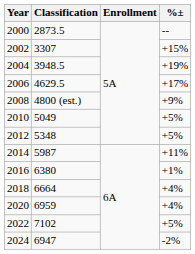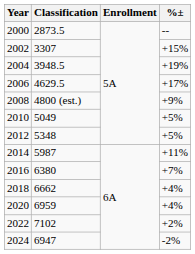(172, 170) +1% -> (172, 170) +7%
(45, 188) 6664 -> (45, 188) 6662
(172, 223) +5% -> (172, 223) +2%
